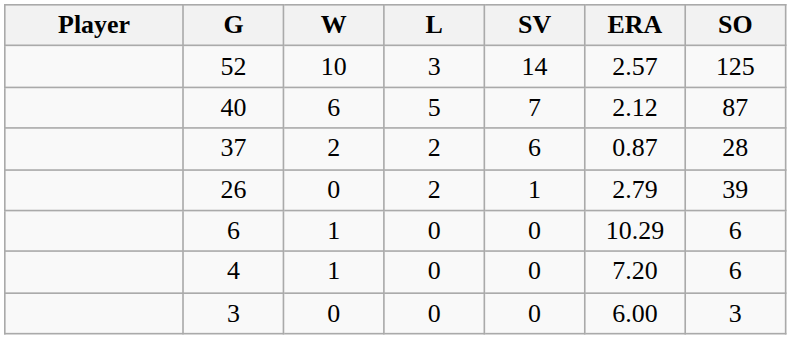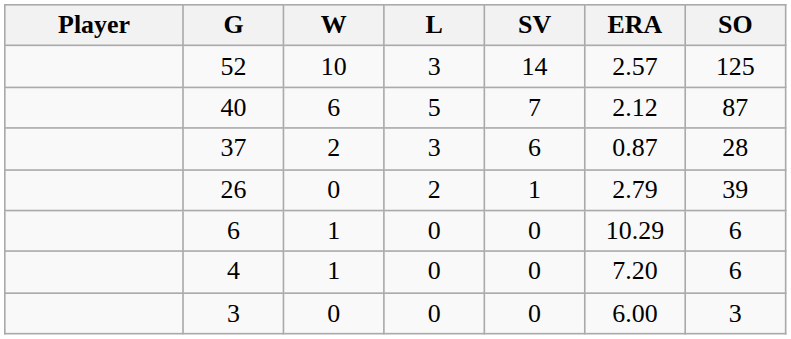(434, 148) 2 -> (434, 148) 3
